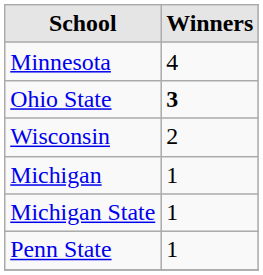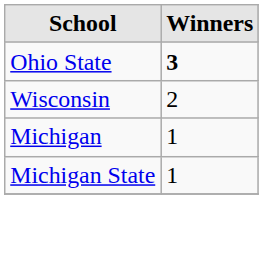- row: (61, 61)
- row: (61, 250)
